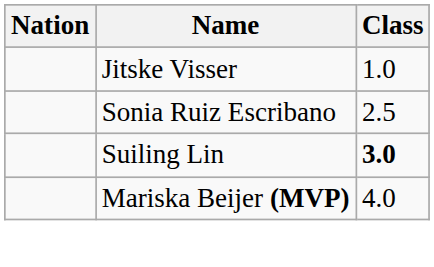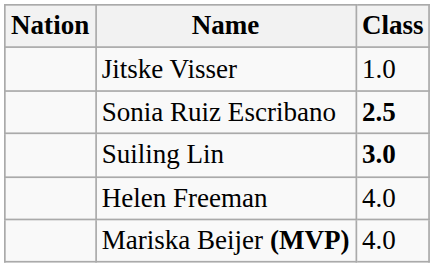(379, 111) normal -> (379, 111) bold
+ row: (185, 197)
